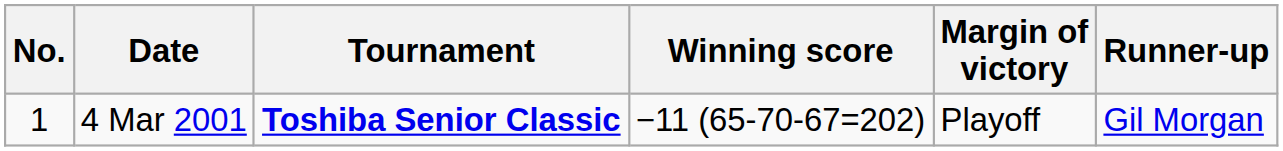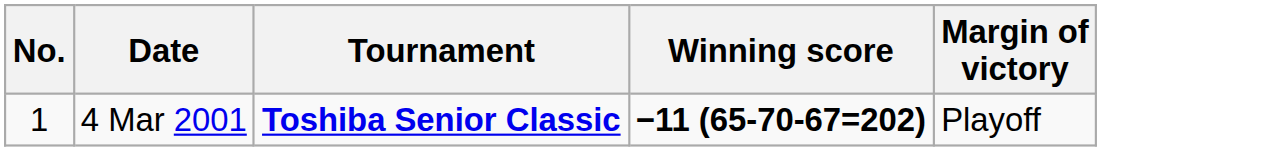- column: (1186, 50)
(781, 120) normal -> (781, 120) bold
